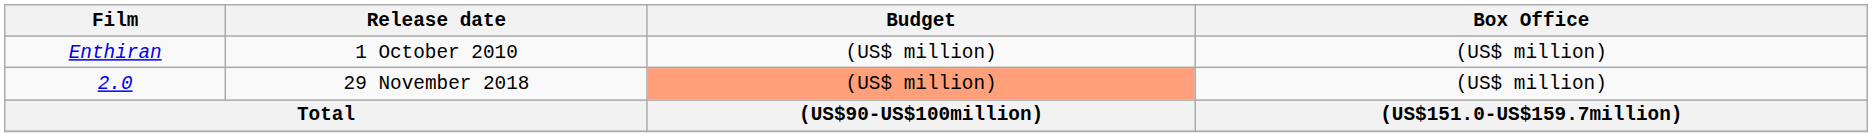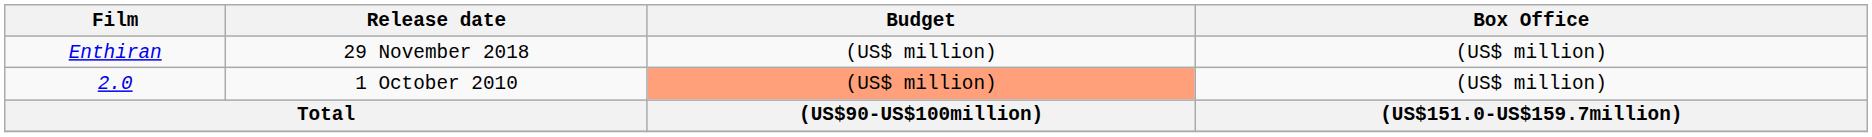(436, 52) 1 October 2010 -> (437, 52) 29 November 2018
(437, 84) 29 November 2018 -> (436, 84) 1 October 2010
